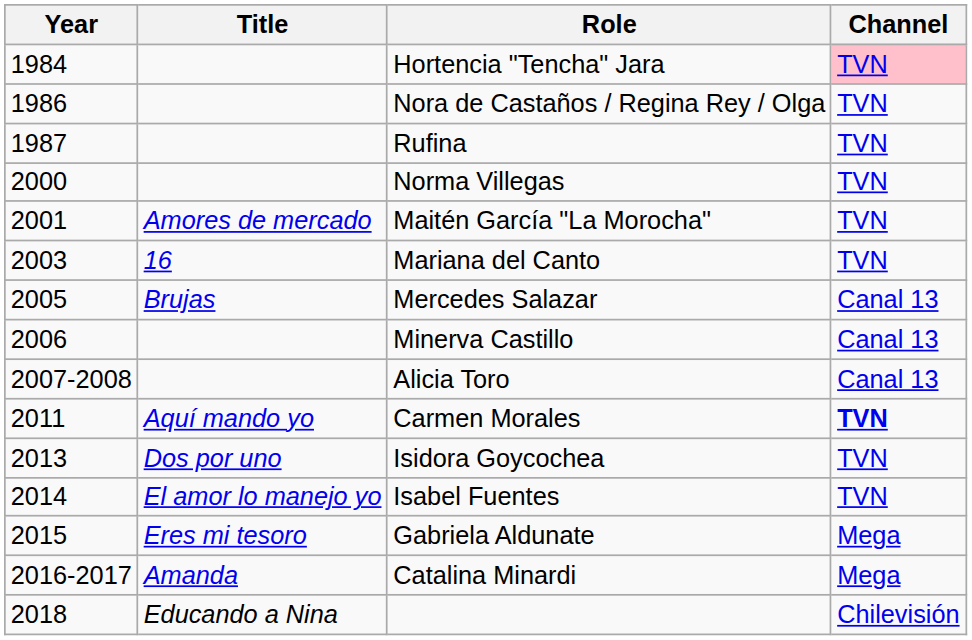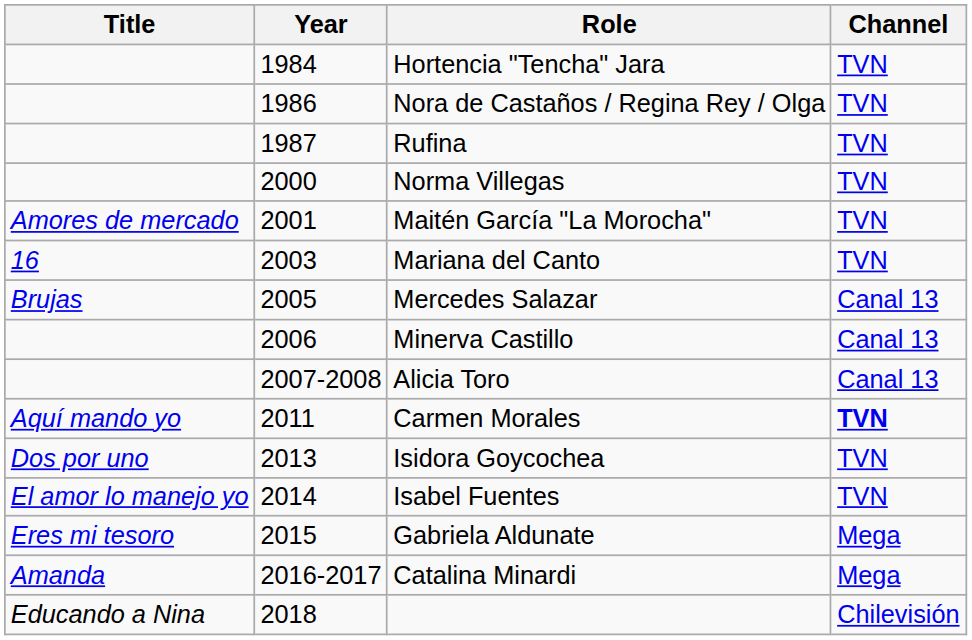columns swapped: (71, 24) <-> (263, 24)
(862, 64) pink background -> (862, 64) no background
